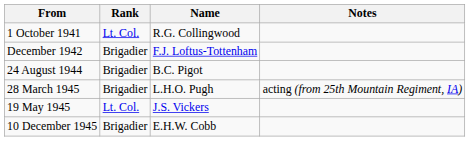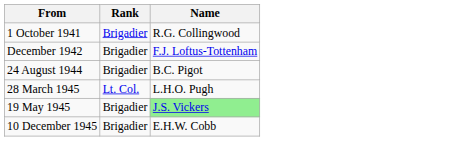- column: (362, 13)
(121, 32) Lt. Col. -> (125, 32) Brigadier
(125, 88) Brigadier -> (121, 88) Lt. Col.
(121, 107) Lt. Col. -> (125, 107) Brigadier
(181, 107) no background -> (181, 107) lightgreen background
